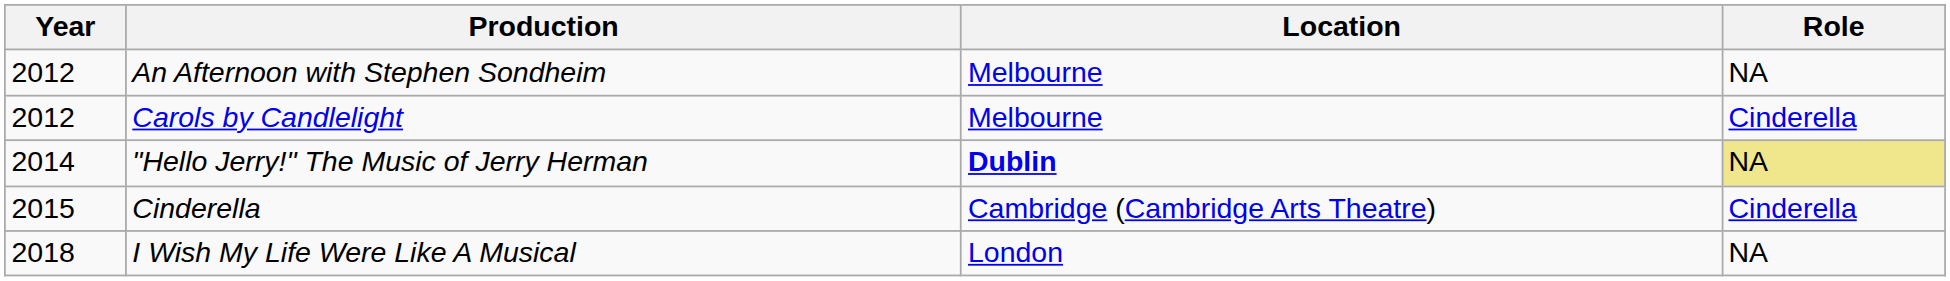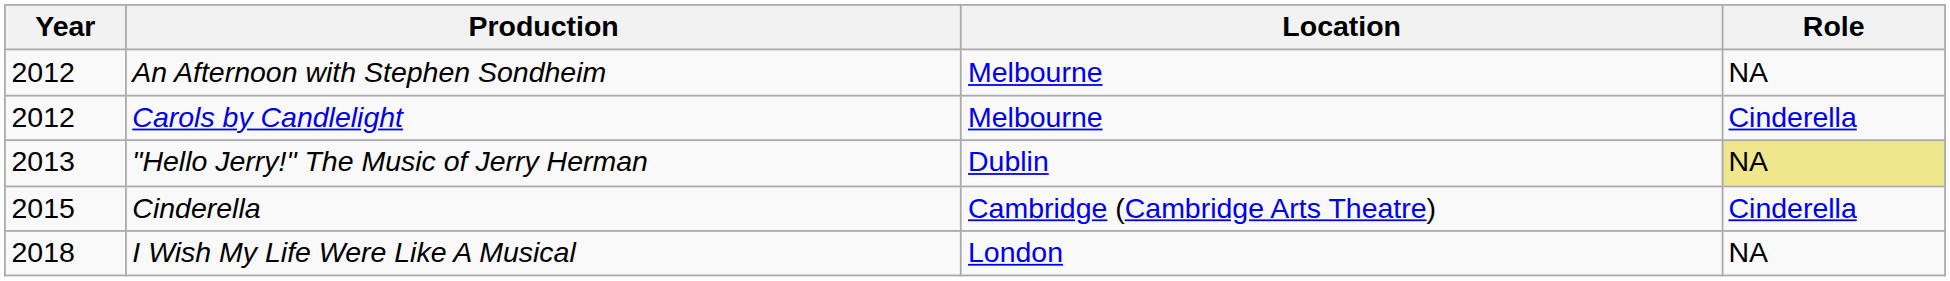(43, 162) 2014 -> (43, 162) 2013
(1012, 162) bold -> (1008, 162) normal
